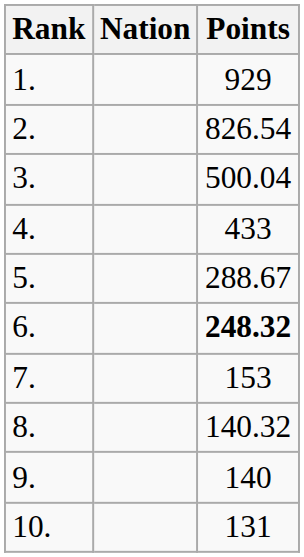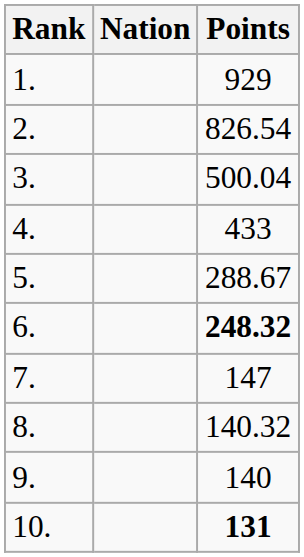(248, 377) 153 -> (248, 377) 147
(248, 526) normal -> (248, 526) bold
